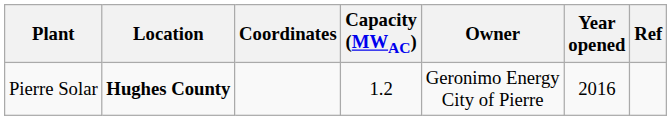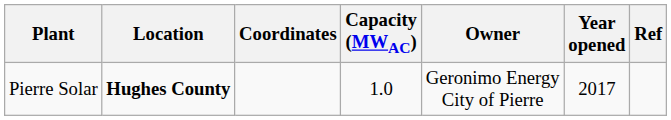(381, 89) 1.2 -> (381, 89) 1.0
(597, 89) 2016 -> (597, 89) 2017
